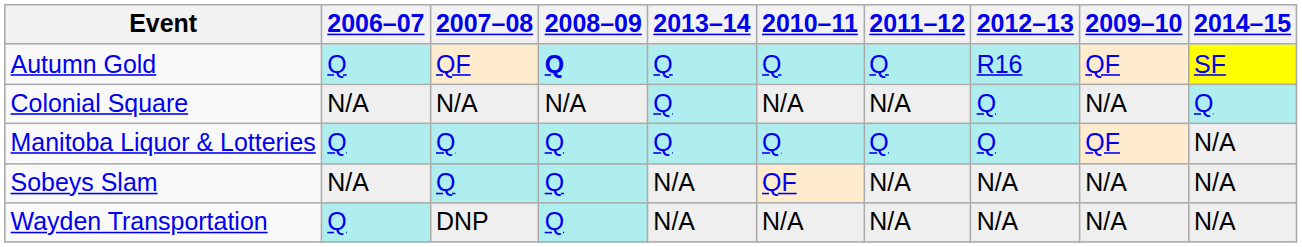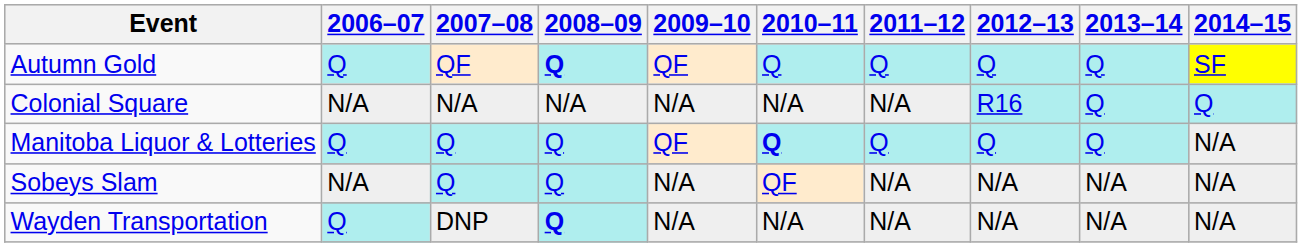columns swapped: (1134, 24) <-> (702, 24)
(1000, 63) R16 -> (986, 63) Q
(986, 103) Q -> (1000, 103) R16
(772, 143) normal -> (772, 143) bold
(554, 222) normal -> (554, 222) bold
